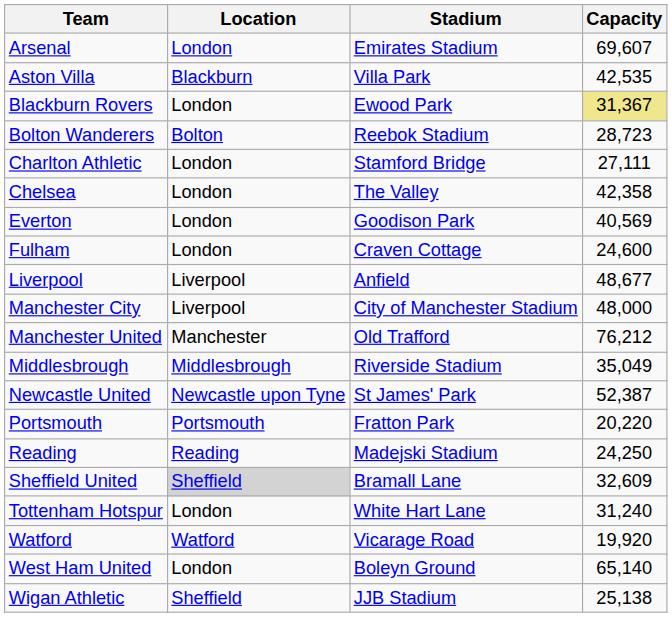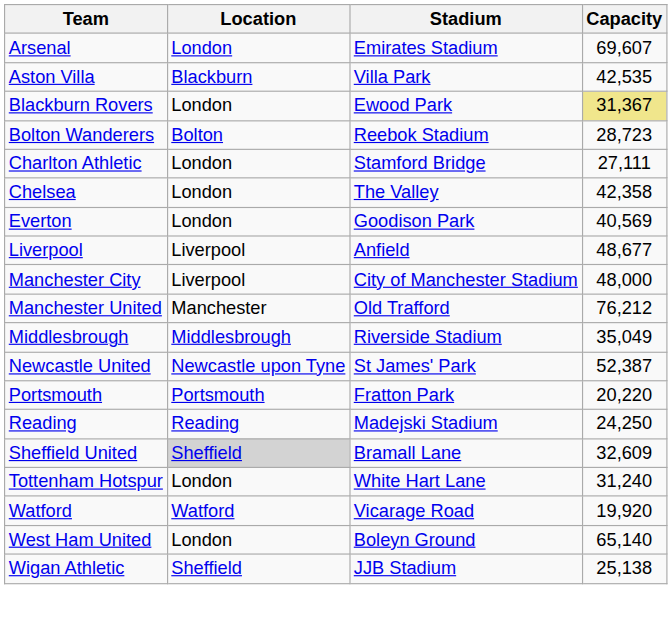- row: (39, 250)
